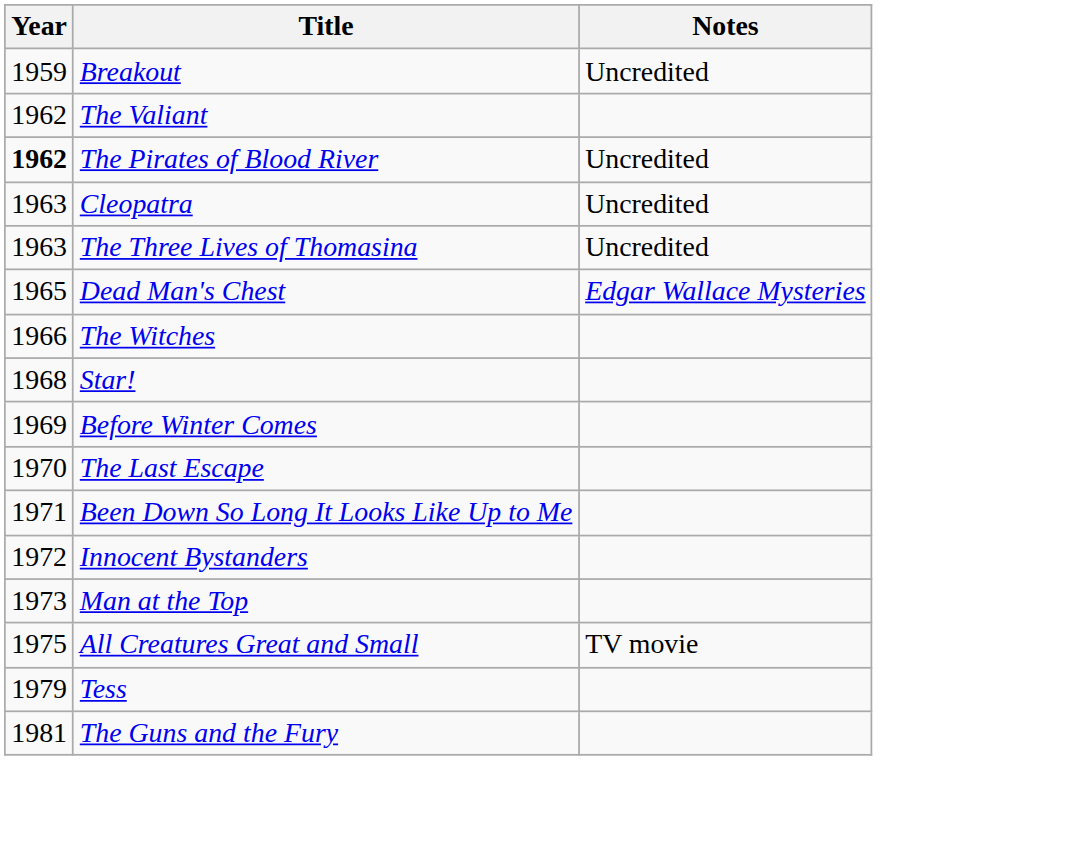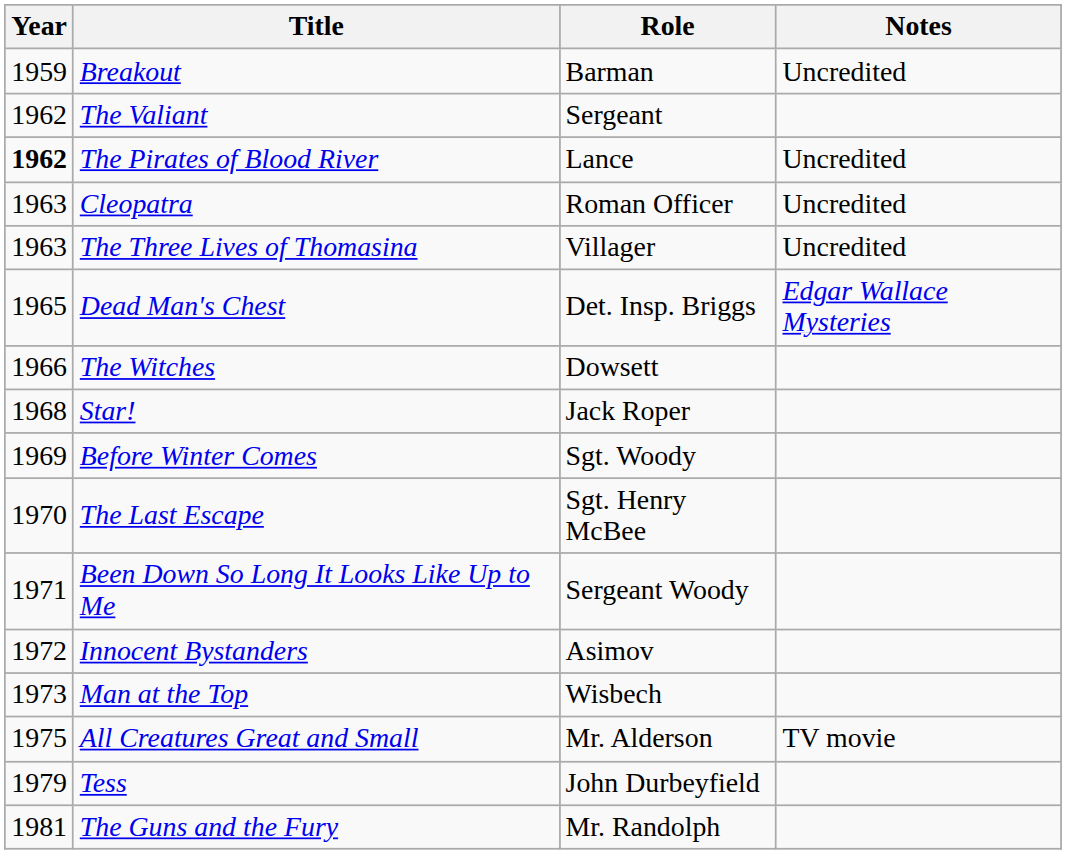+ column: (668, 26)
